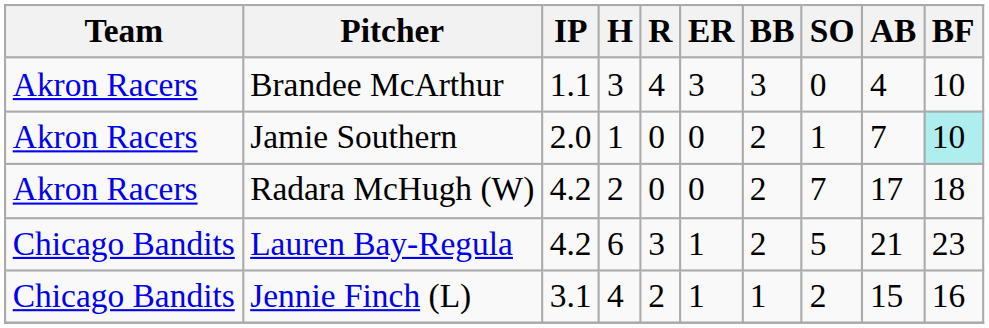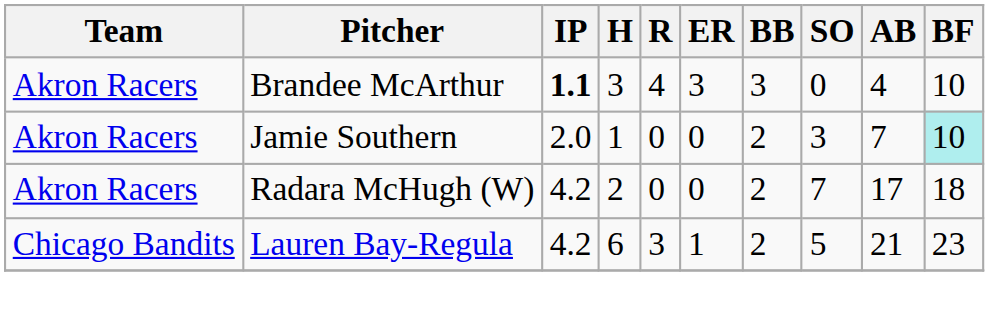(571, 84) normal -> (571, 84) bold
(818, 137) 1 -> (818, 137) 3
- row: (361, 296)
